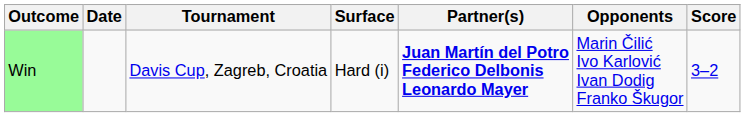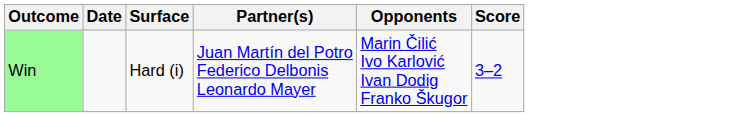- column: (228, 17)
(486, 70) bold -> (275, 70) normal
